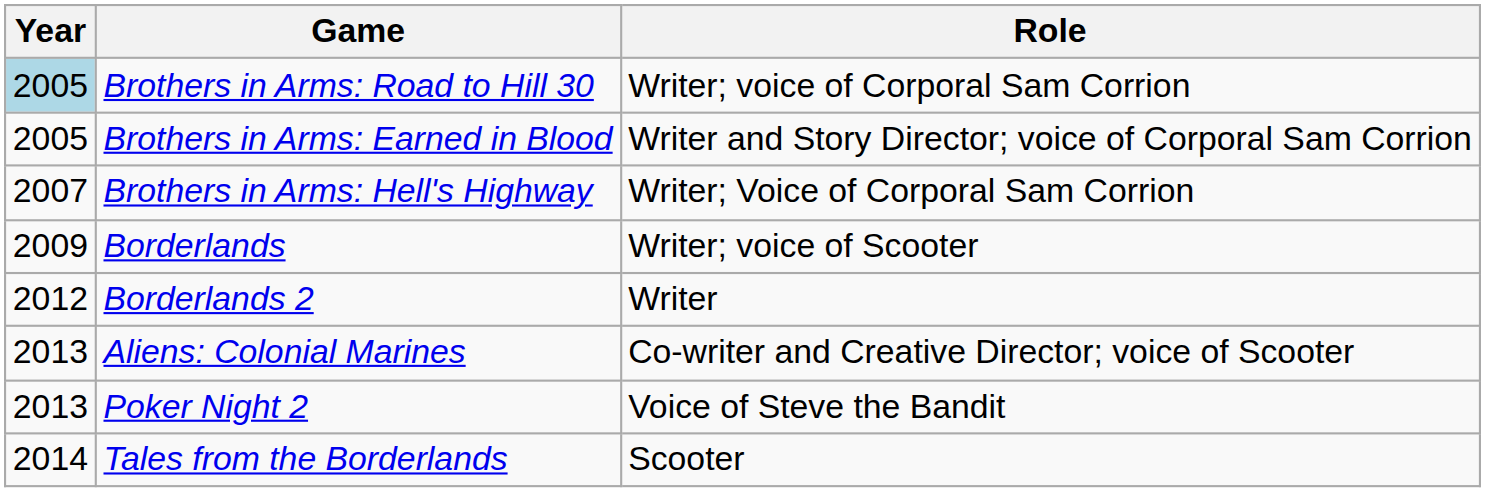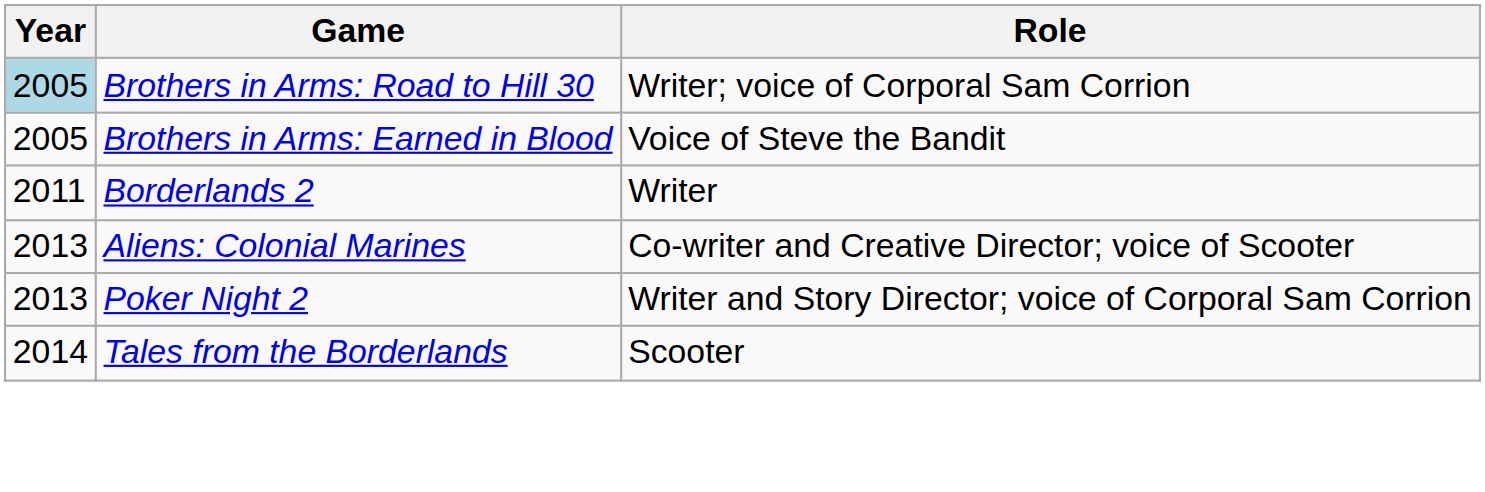(1050, 138) Writer and Story Director; voice of Corporal Sam Corrion -> (817, 138) Voice of Steve the Bandit
- row: (348, 191)
- row: (195, 245)
(50, 298) 2012 -> (49, 191) 2011
(817, 406) Voice of Steve the Bandit -> (1050, 298) Writer and Story Director; voice of Corporal Sam Corrion
